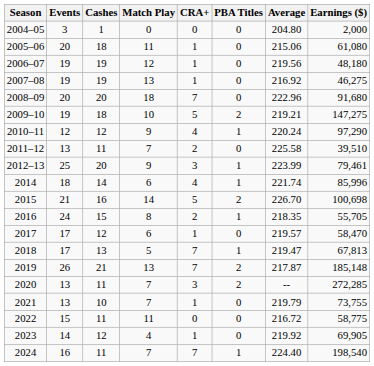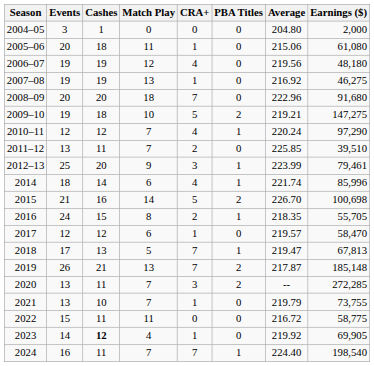(195, 64) 1 -> (195, 64) 4
(149, 132) 9 -> (149, 132) 7
(287, 149) 225.58 -> (287, 149) 225.85
(65, 234) 17 -> (65, 234) 12
(101, 336) normal -> (101, 336) bold
